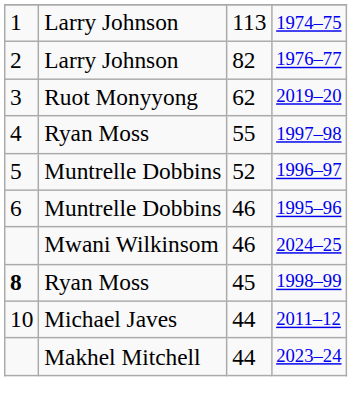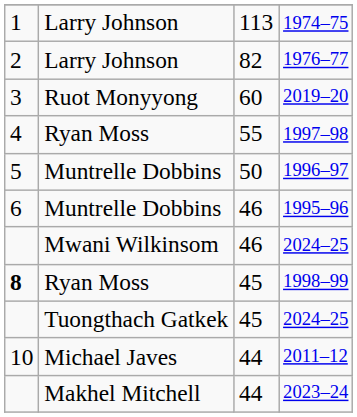(244, 97) 62 -> (251, 97) 60
(244, 171) 52 -> (251, 171) 50
+ row: (136, 319)
